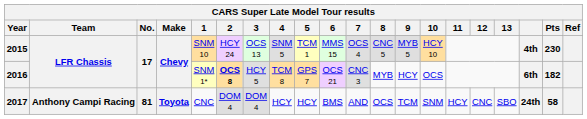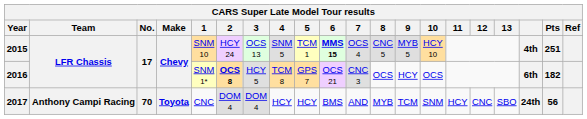(333, 48) normal -> (333, 48) bold
(553, 48) 230 -> (553, 48) 251
(383, 75) MYB -> (383, 75) OCS
(147, 101) 81 -> (147, 101) 70
(383, 101) OCS -> (383, 101) MYB
(553, 101) 58 -> (553, 101) 56
